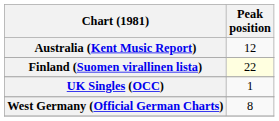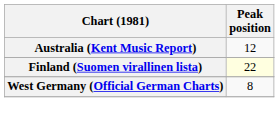- row: (115, 86)
